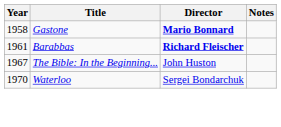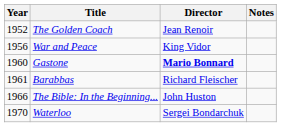+ row: (73, 29)
+ row: (65, 46)
(17, 29) 1958 -> (17, 63) 1960
(203, 46) bold -> (200, 79) normal
(17, 63) 1967 -> (17, 96) 1966
